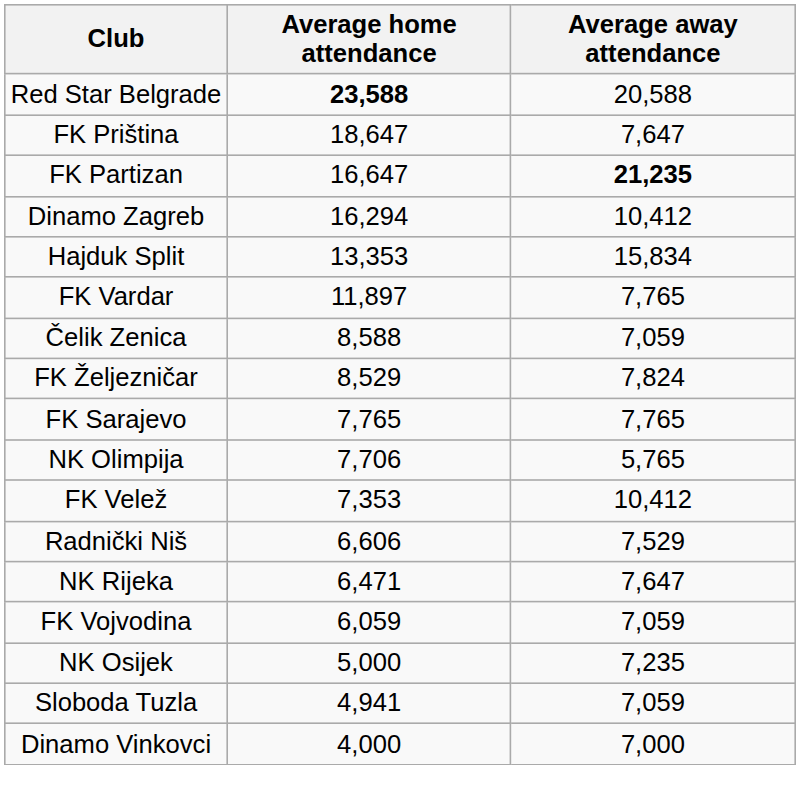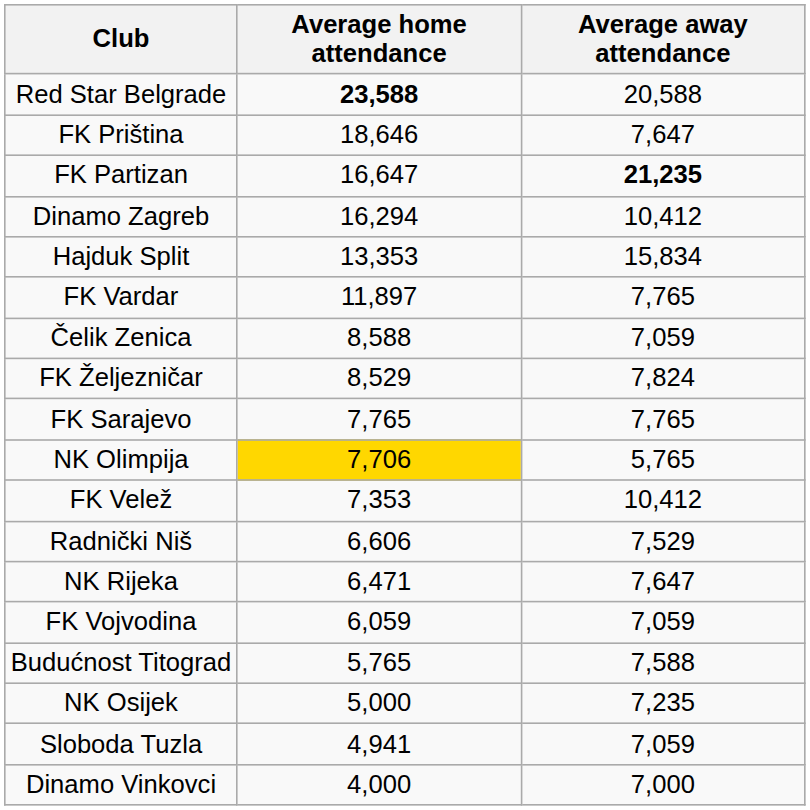(369, 134) 18,647 -> (379, 134) 18,646
(369, 459) no background -> (379, 459) gold background
+ row: (121, 662)
